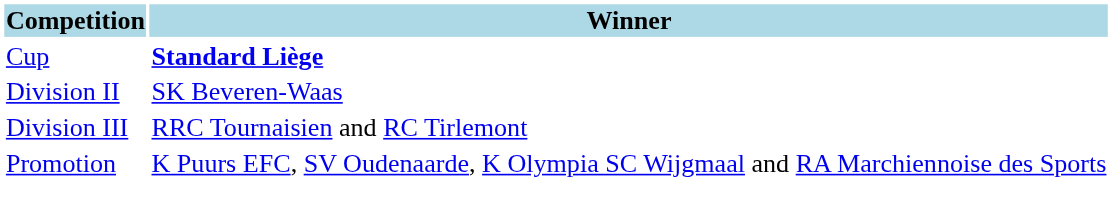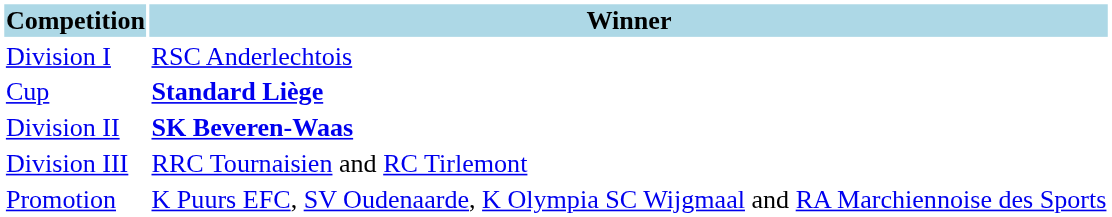+ row: (58, 56)
(247, 91) normal -> (252, 127) bold
